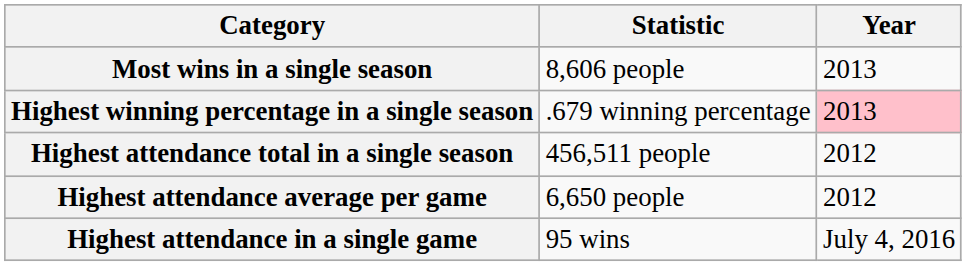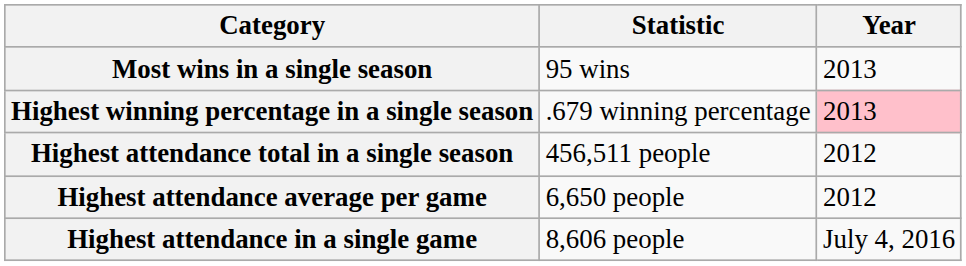(615, 68) 8,606 people -> (588, 68) 95 wins
(588, 238) 95 wins -> (615, 238) 8,606 people
